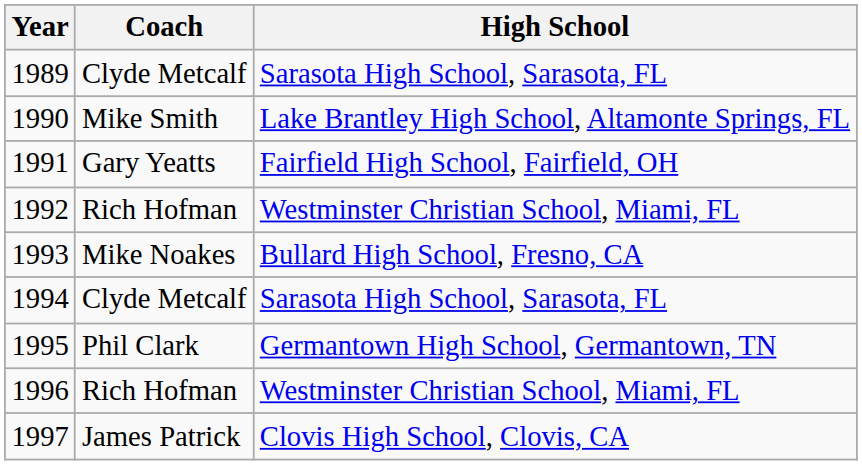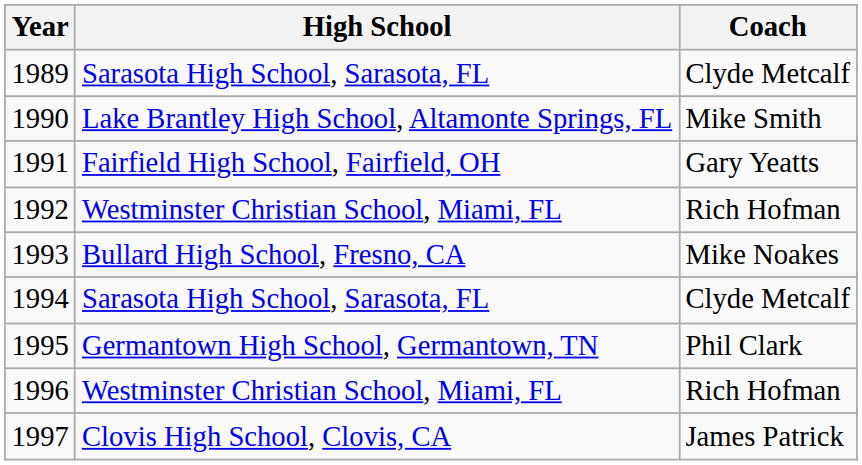columns swapped: (164, 27) <-> (555, 27)
